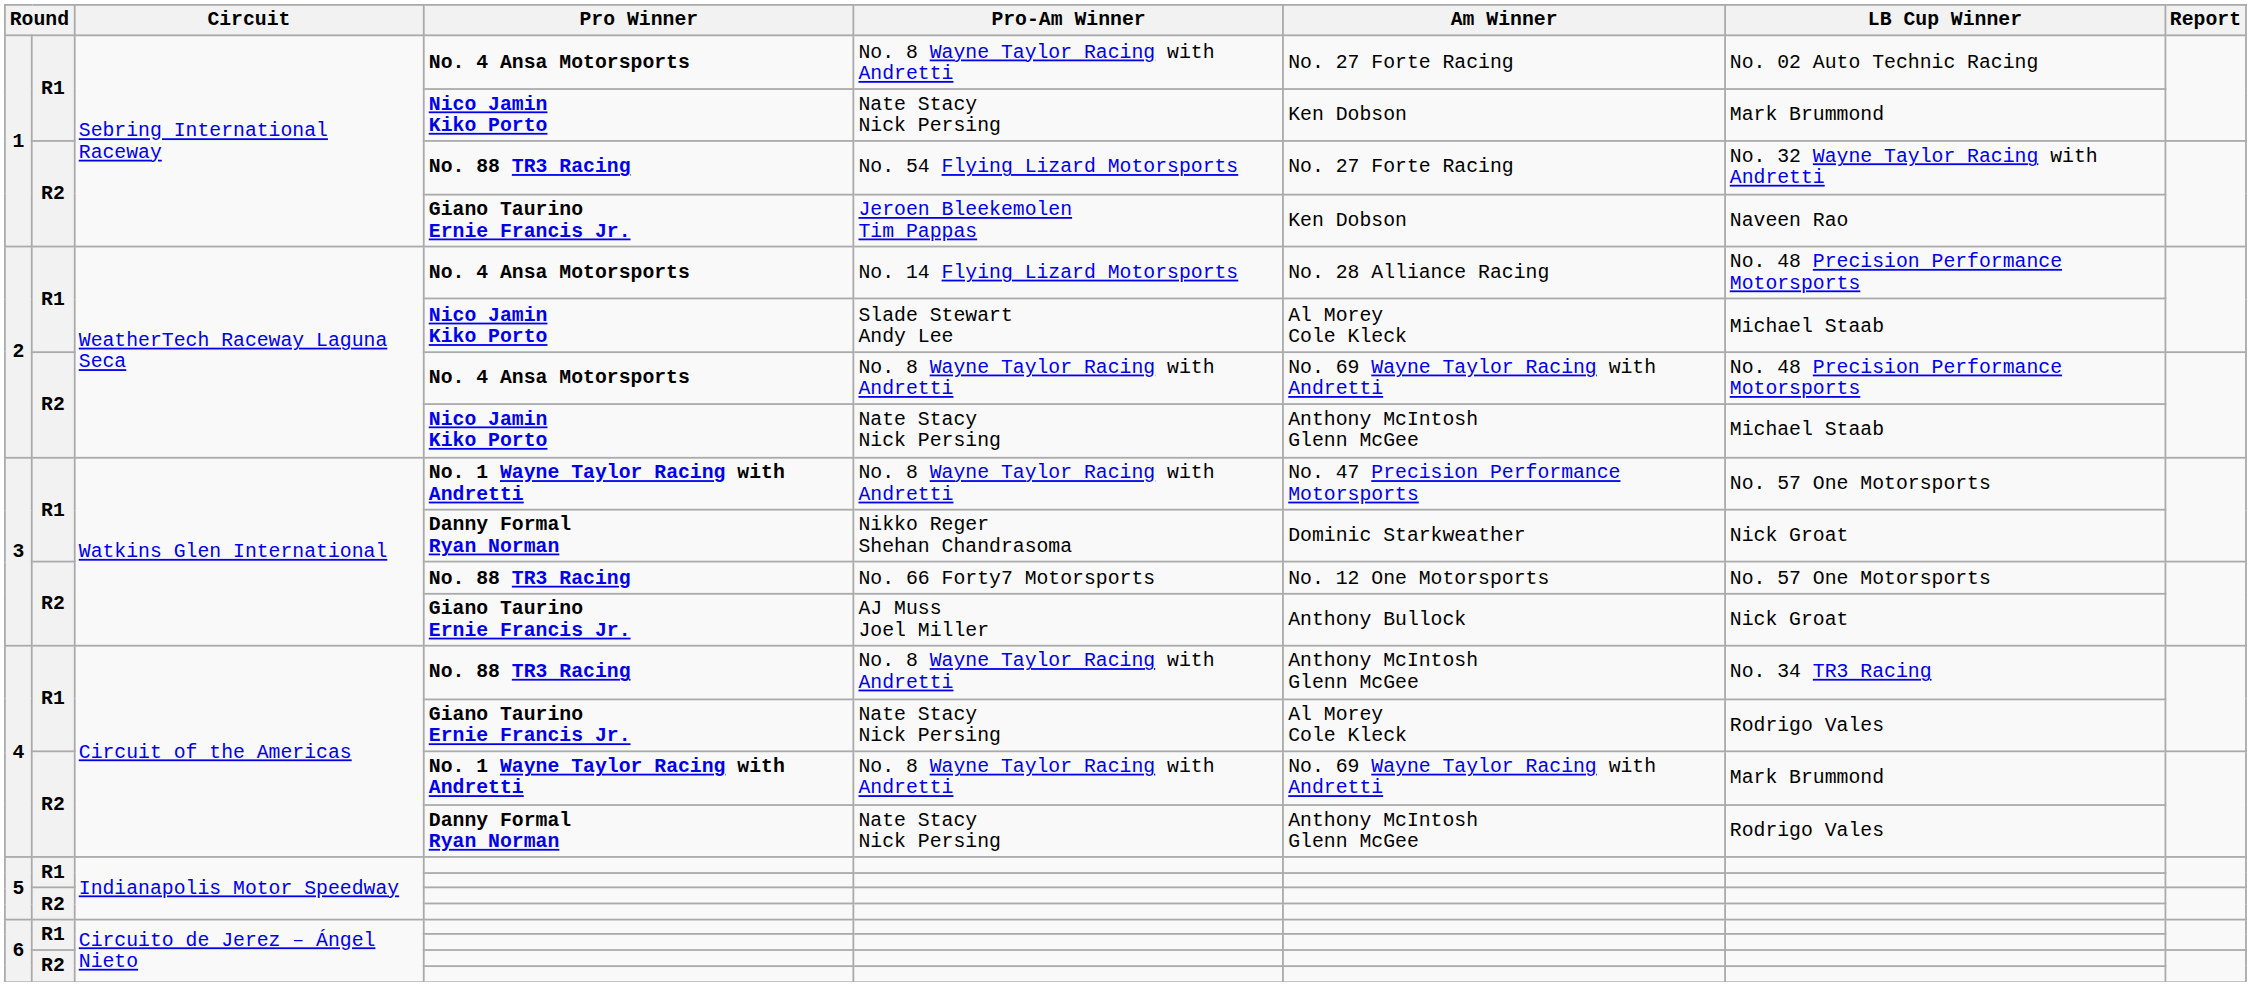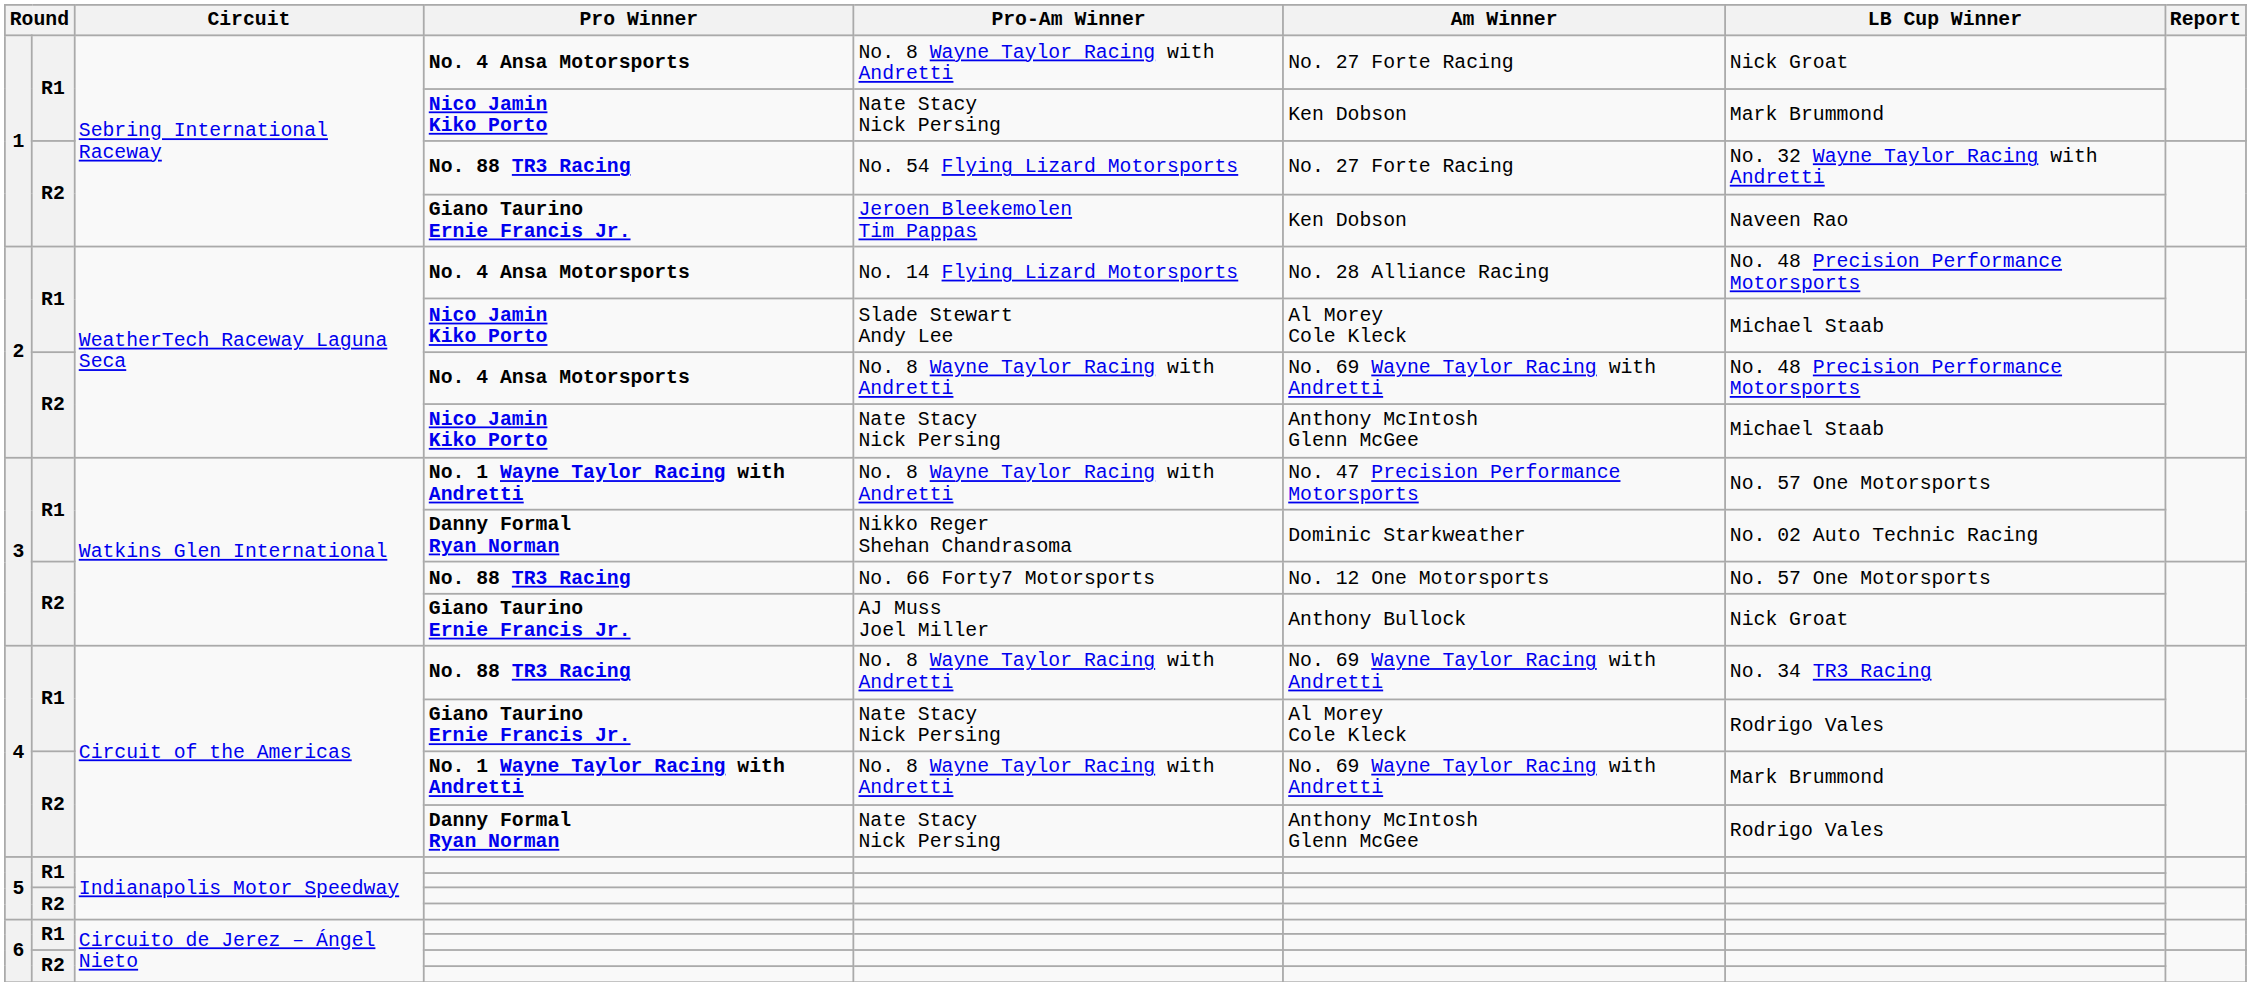(1884, 62) No. 02 Auto Technic Racing -> (1789, 62) Nick Groat
(1789, 536) Nick Groat -> (1884, 536) No. 02 Auto Technic Racing
(1383, 673) Anthony McIntosh Glenn McGee -> (1472, 673) No. 69 Wayne Taylor Racing with Andretti
